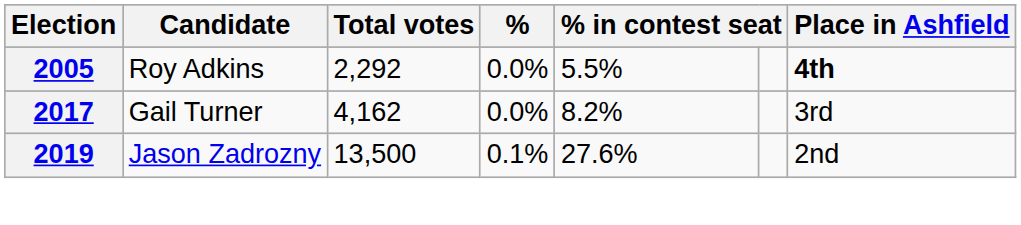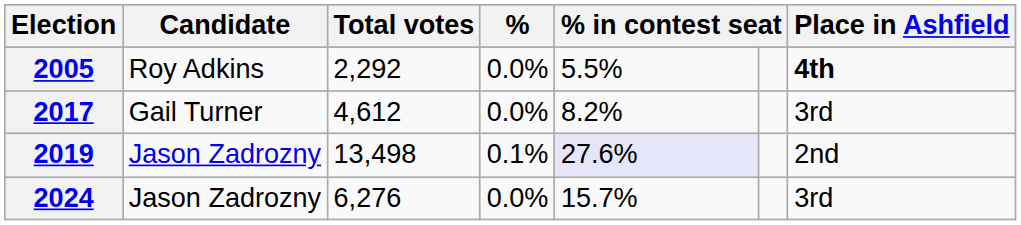(367, 111) 4,162 -> (367, 111) 4,612
(375, 154) 13,500 -> (375, 154) 13,498
(599, 154) no background -> (599, 154) lavender background
+ row: (64, 197)
